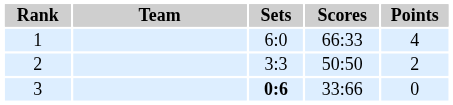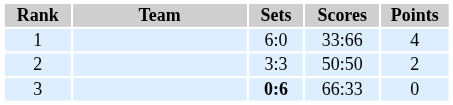(342, 40) 66:33 -> (342, 40) 33:66
(342, 89) 33:66 -> (342, 89) 66:33
